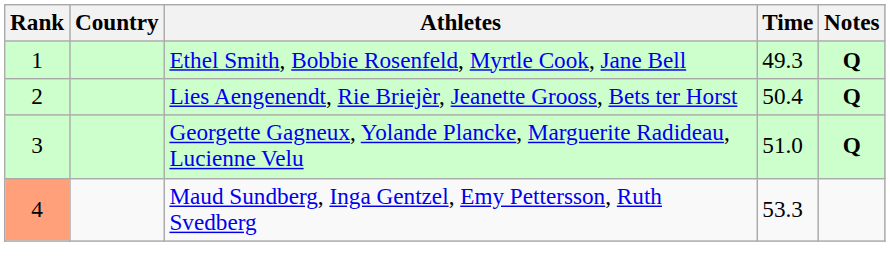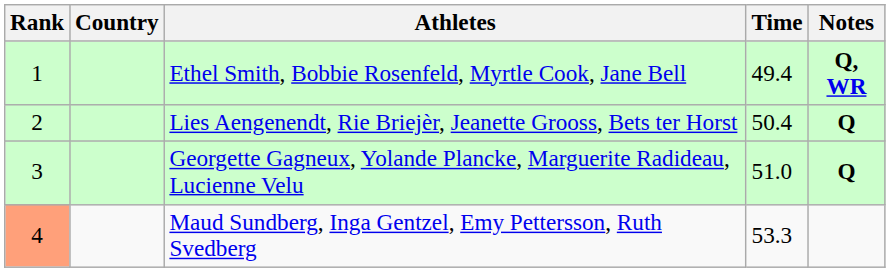(783, 59) 49.3 -> (772, 72) 49.4
(852, 59) Q -> (846, 72) Q, WR
